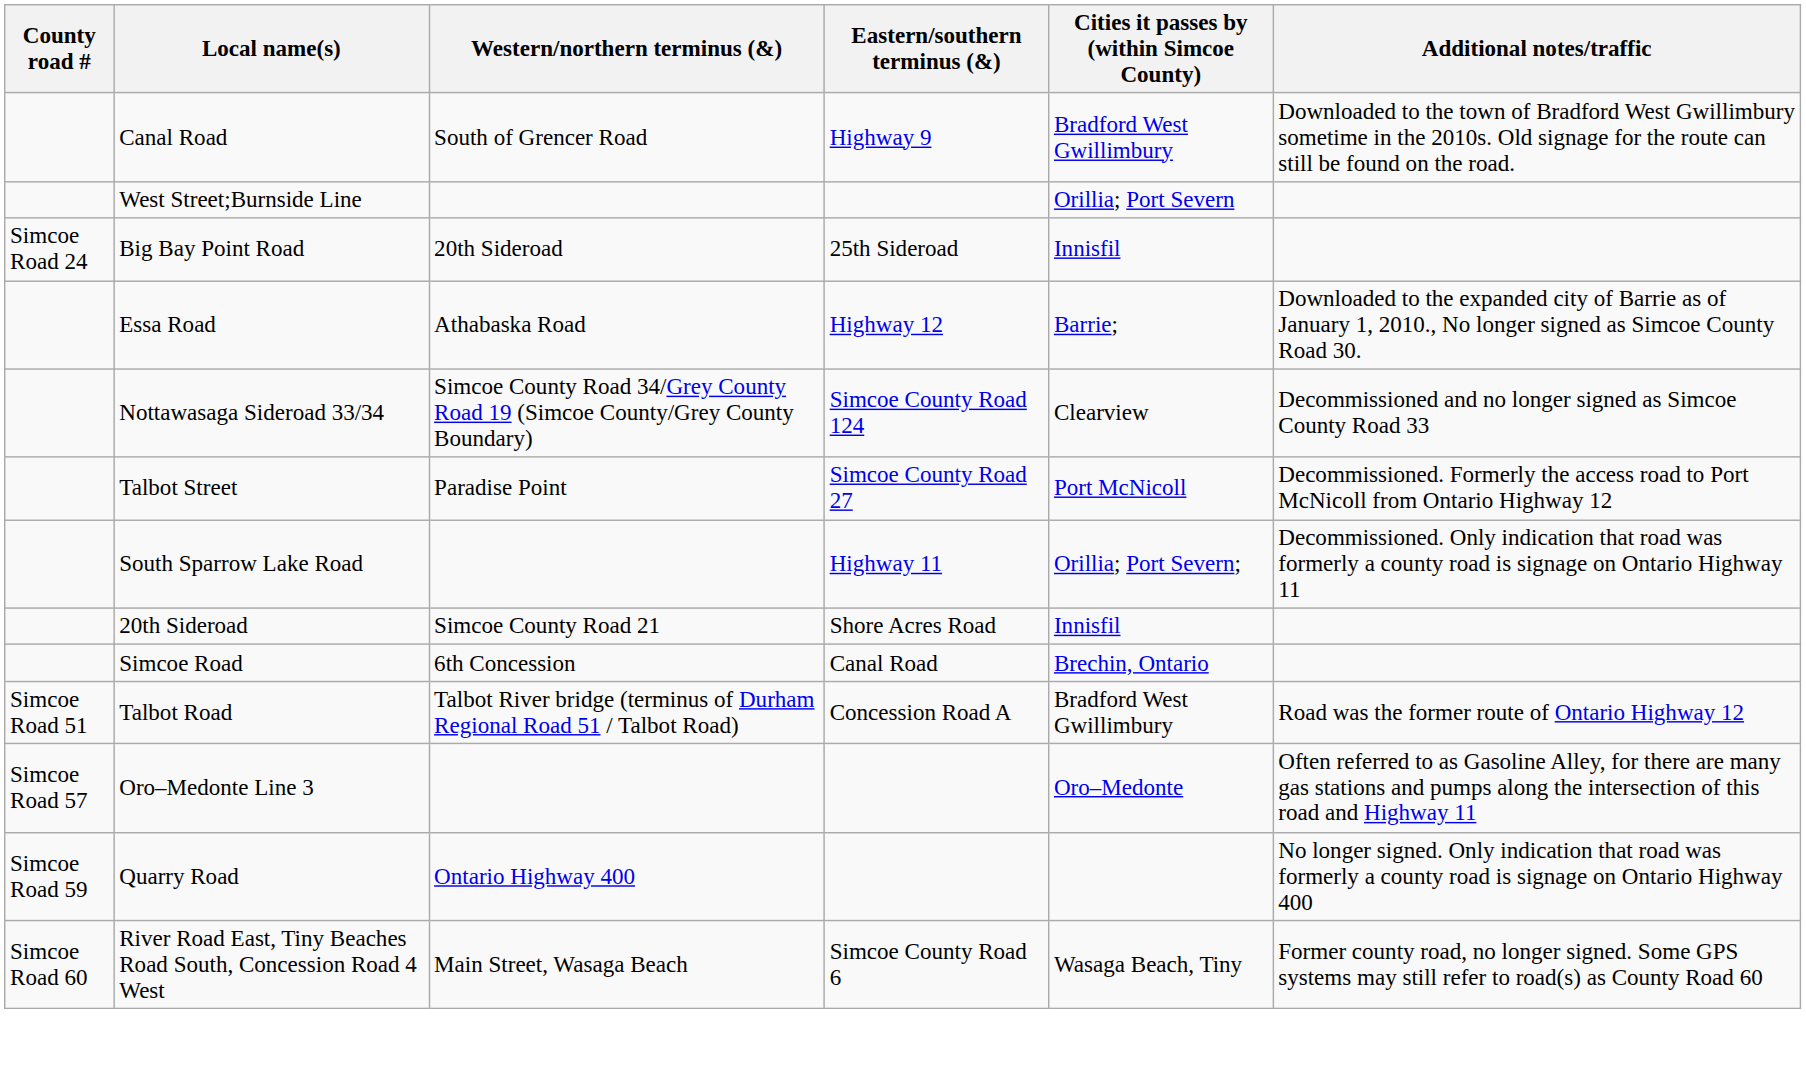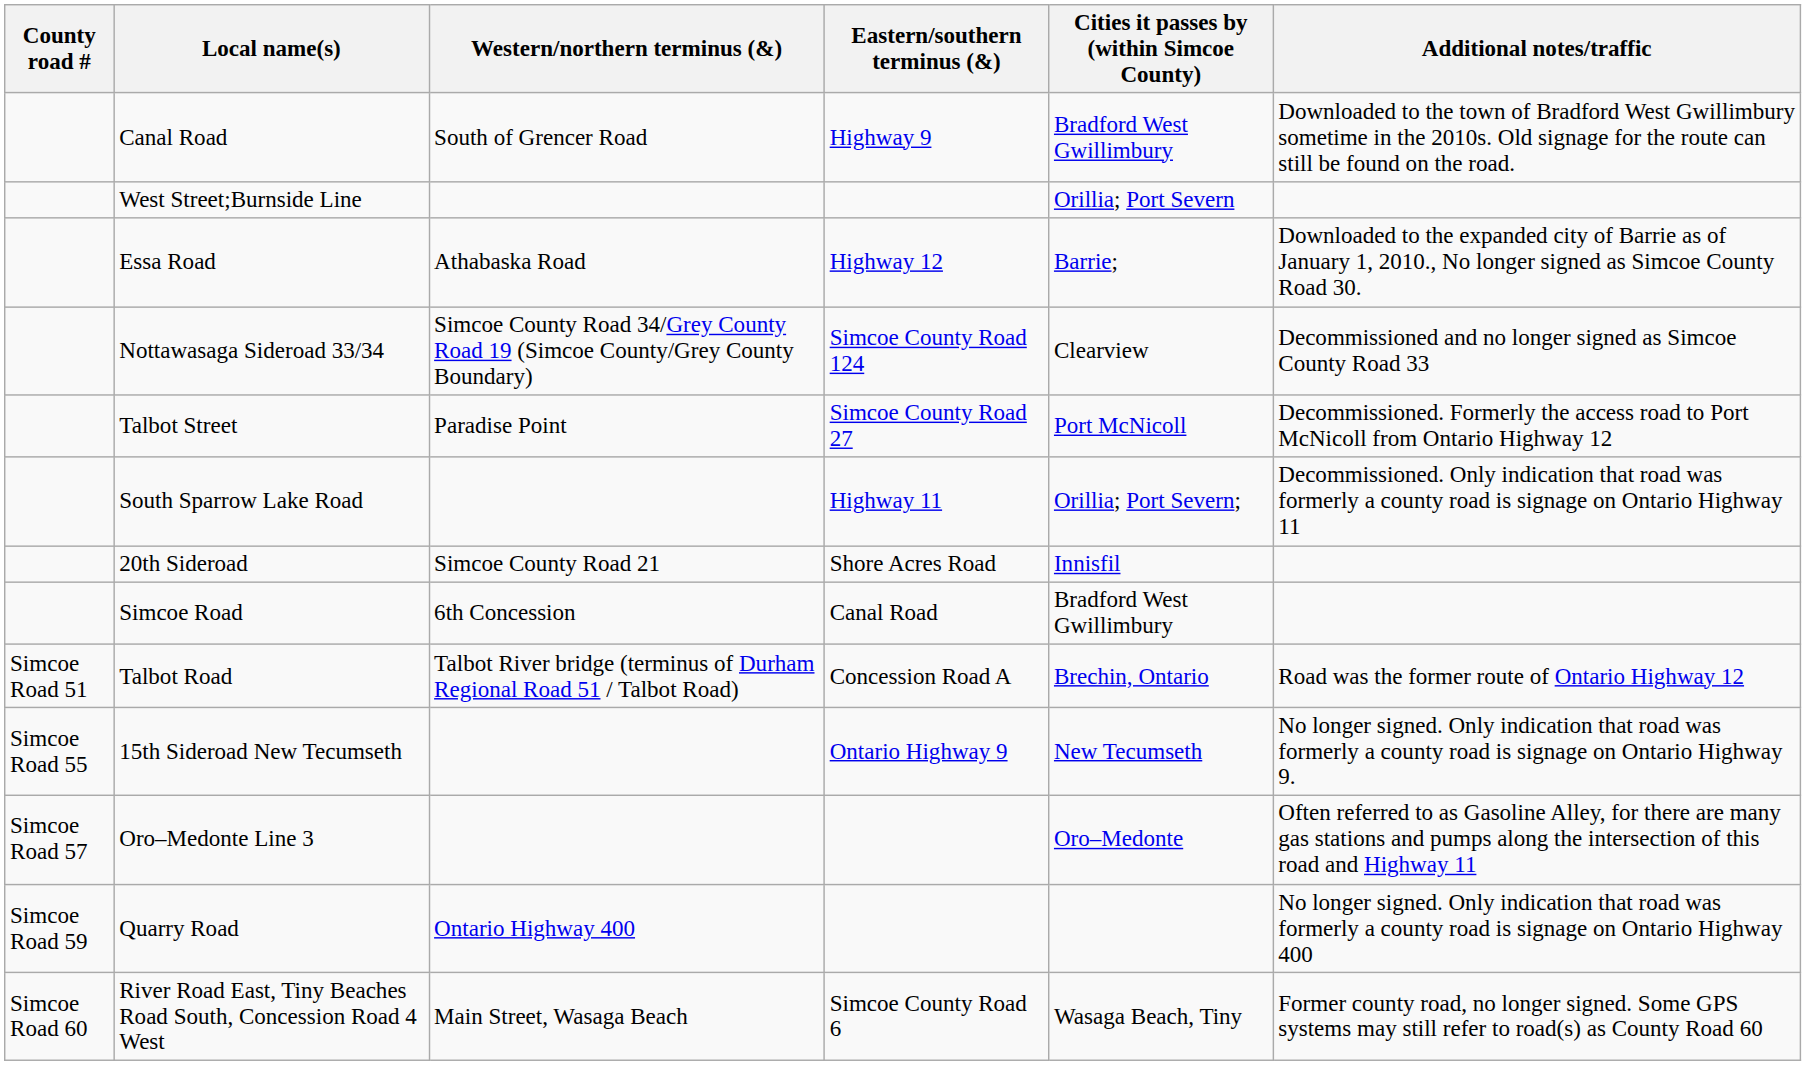- row: (212, 249)
(1131, 662) Brechin, Ontario -> (1121, 613) Bradford West Gwillimbury
(1121, 712) Bradford West Gwillimbury -> (1131, 675) Brechin, Ontario
+ row: (261, 751)
